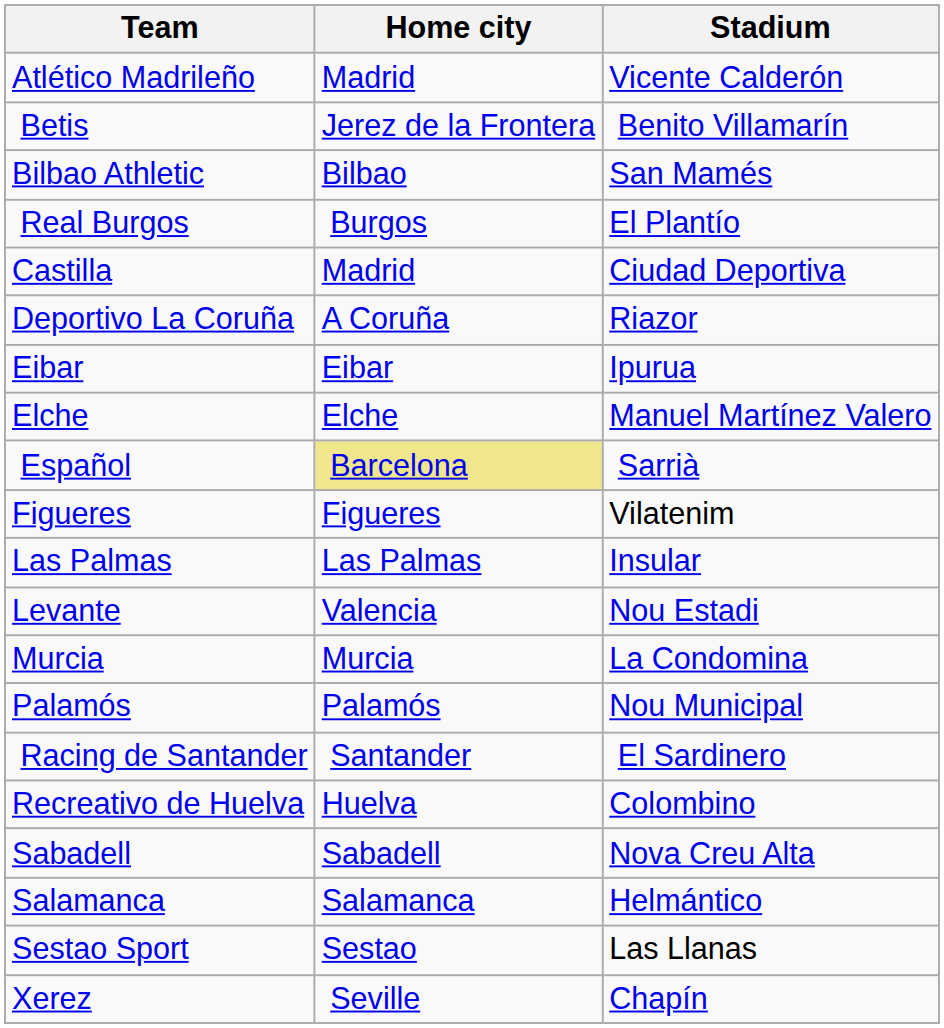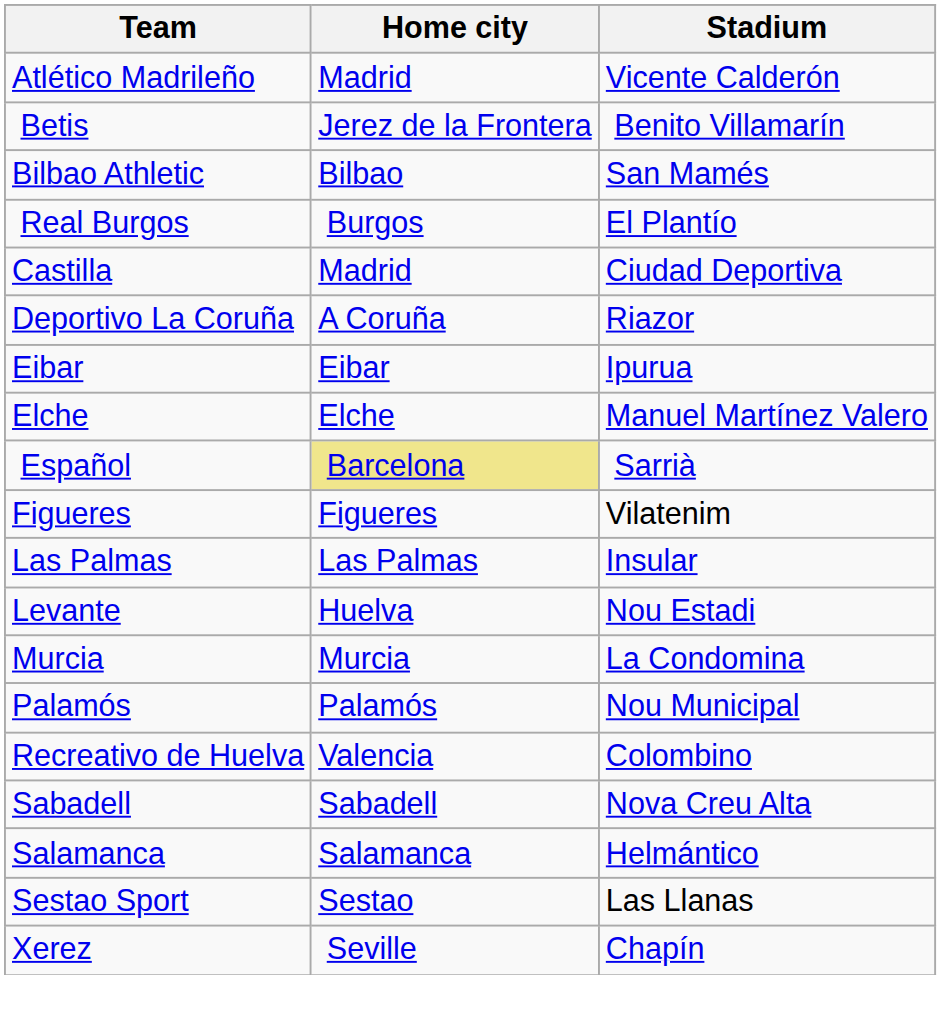(379, 610) Valencia -> (366, 610) Huelva
- row: (160, 755)
(369, 804) Huelva -> (376, 755) Valencia
